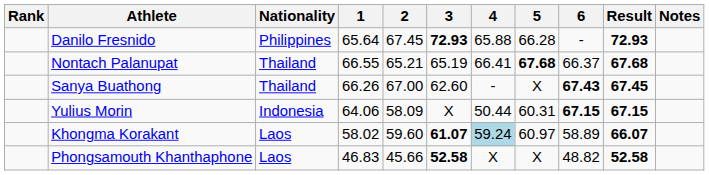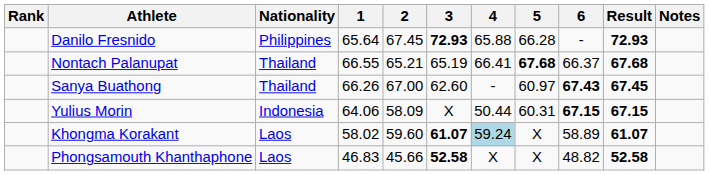(537, 87) X -> (537, 87) 60.97
(537, 134) 60.97 -> (537, 134) X
(629, 134) 66.07 -> (629, 134) 61.07
